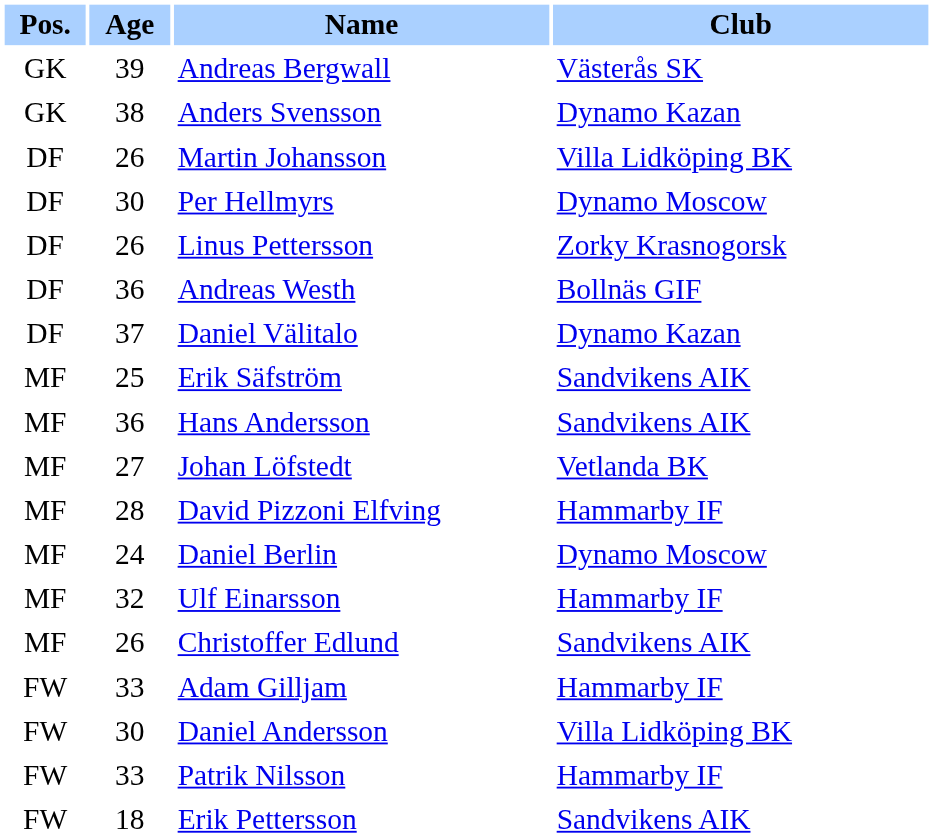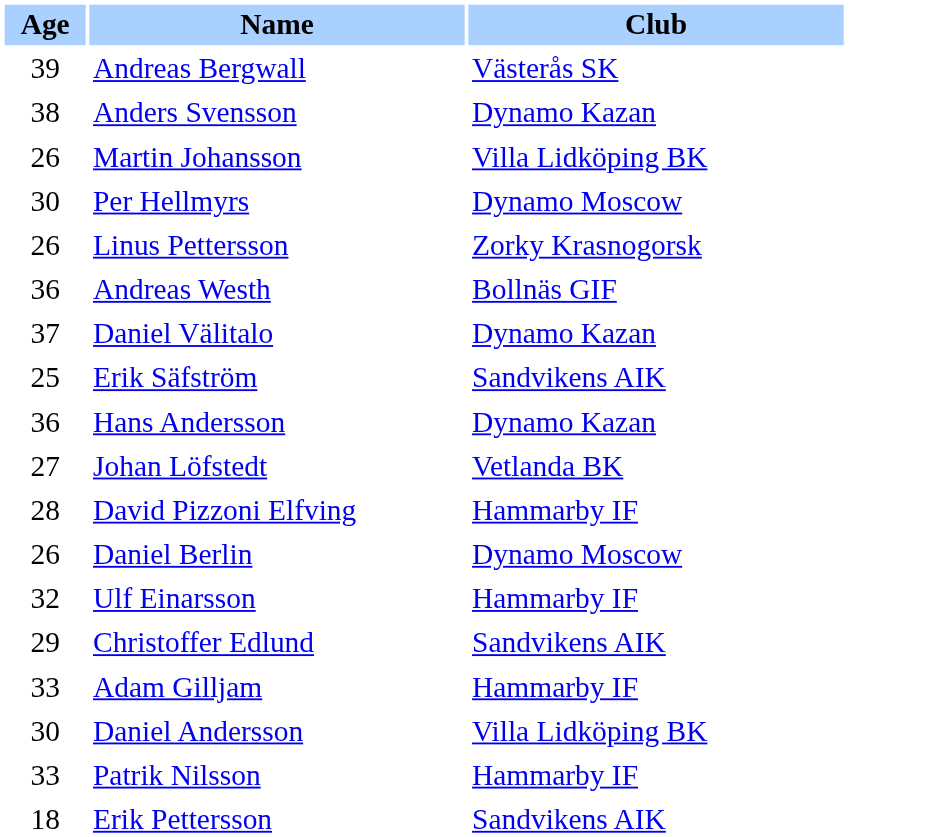- column: (45, 24)
(654, 421) Sandvikens AIK -> (564, 421) Dynamo Kazan
(130, 554) 24 -> (45, 554) 26
(130, 642) 26 -> (45, 642) 29
